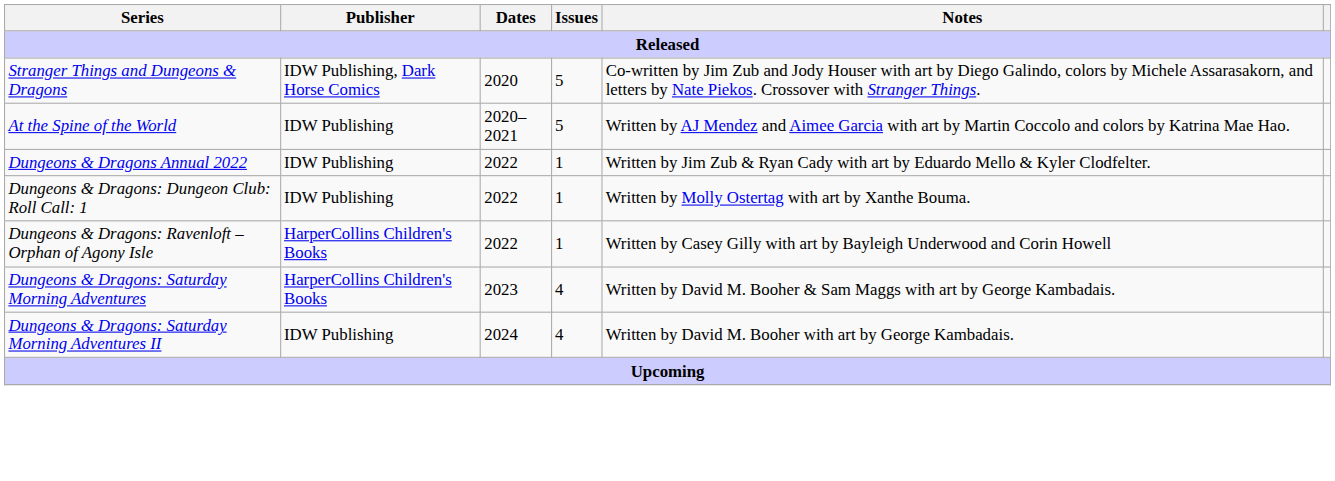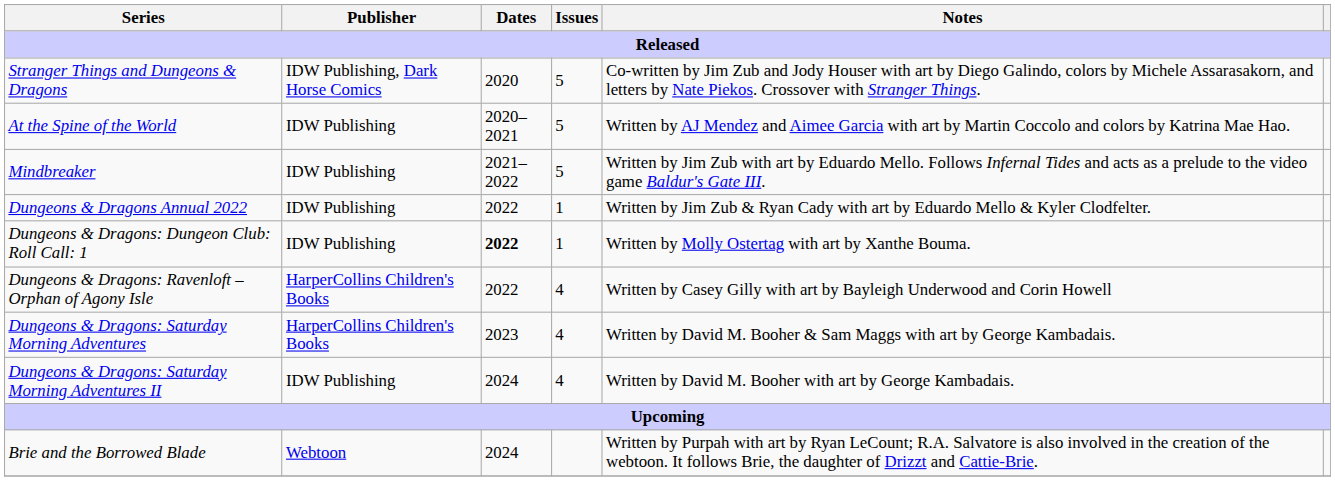+ row: (52, 171)
(501, 198) normal -> (502, 243) bold
(559, 243) 1 -> (559, 289) 4
+ row: (107, 452)
